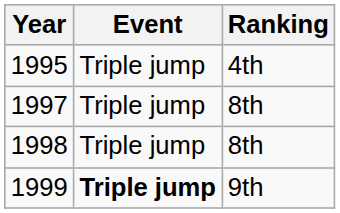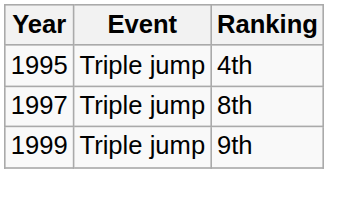- row: (39, 146)
(148, 187) bold -> (142, 146) normal
